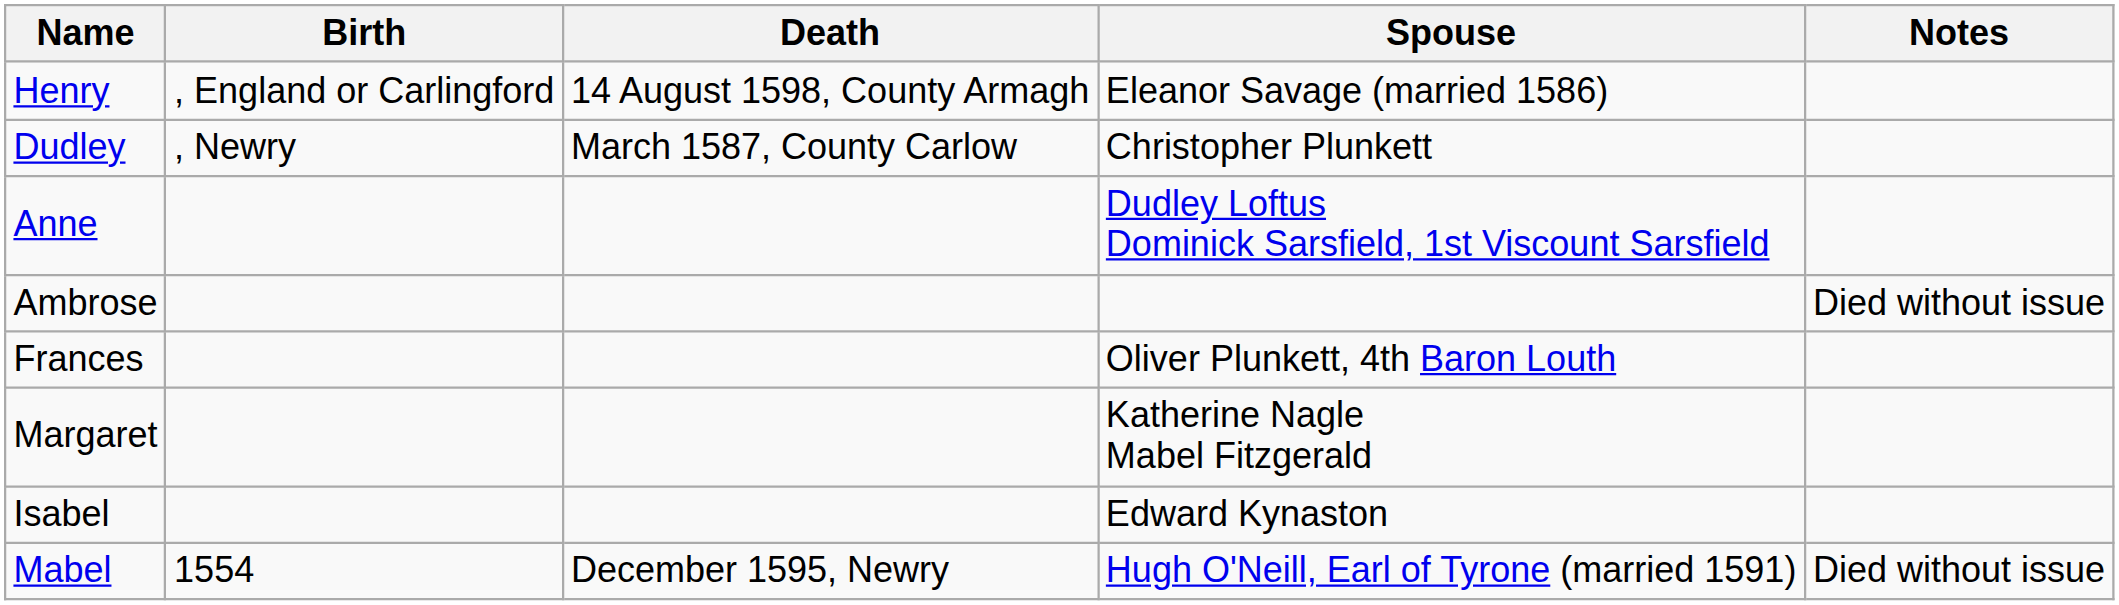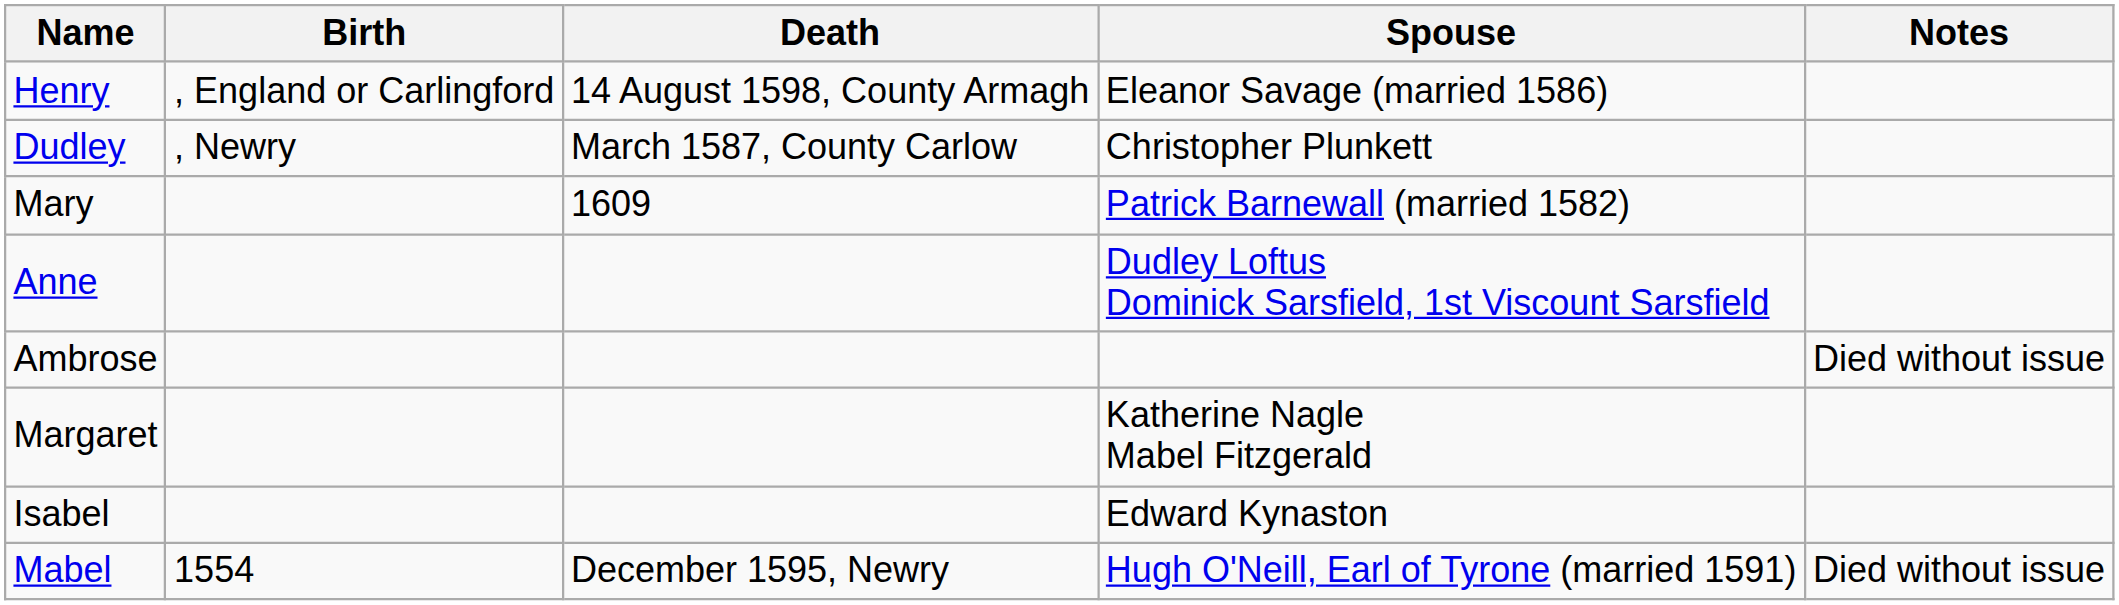+ row: (53, 204)
- row: (78, 359)
